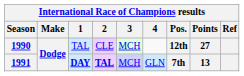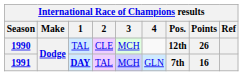(205, 46) 27 -> (204, 46) 26
(104, 62) bold -> (104, 62) normal
(205, 62) 13 -> (204, 62) 16
